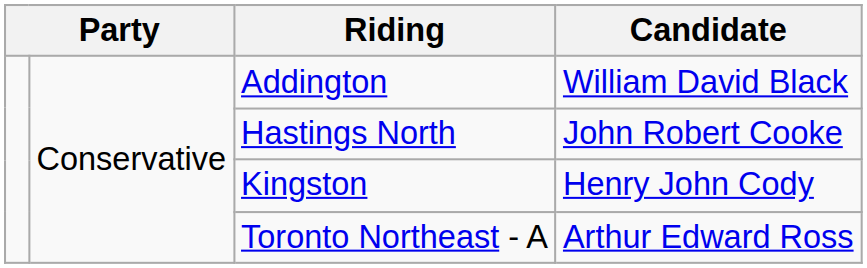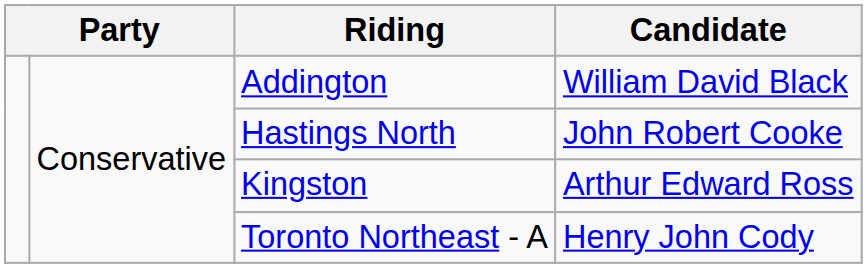(688, 184) Henry John Cody -> (708, 184) Arthur Edward Ross
(708, 236) Arthur Edward Ross -> (688, 236) Henry John Cody
